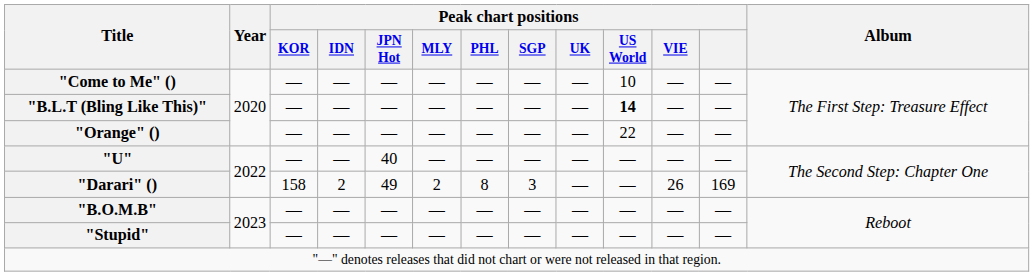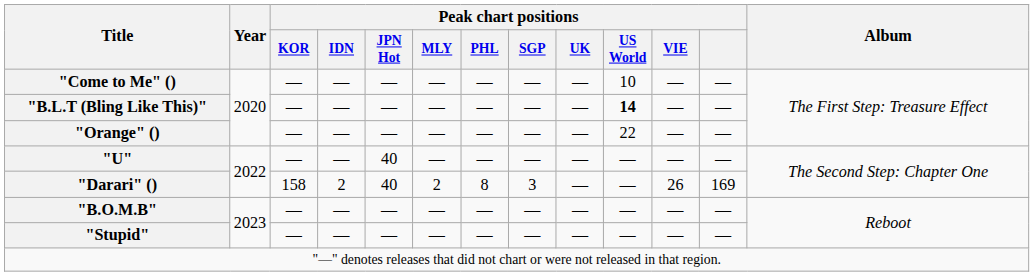(389, 184) 49 -> (389, 184) 40
